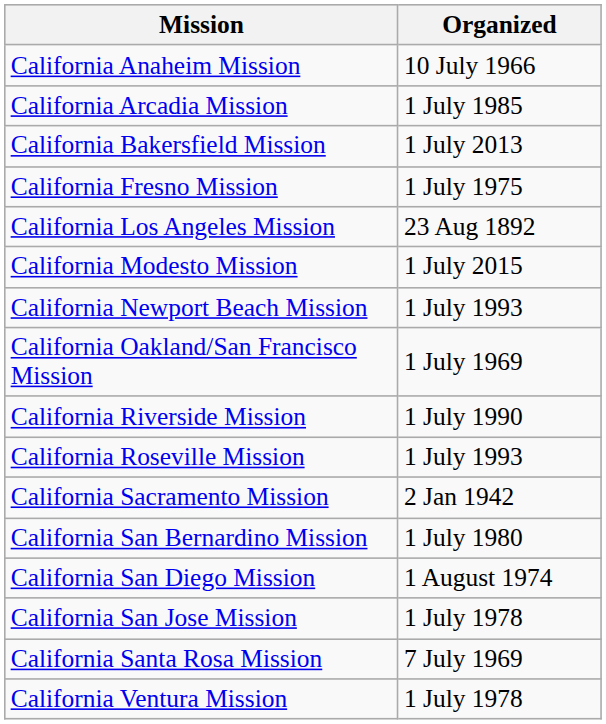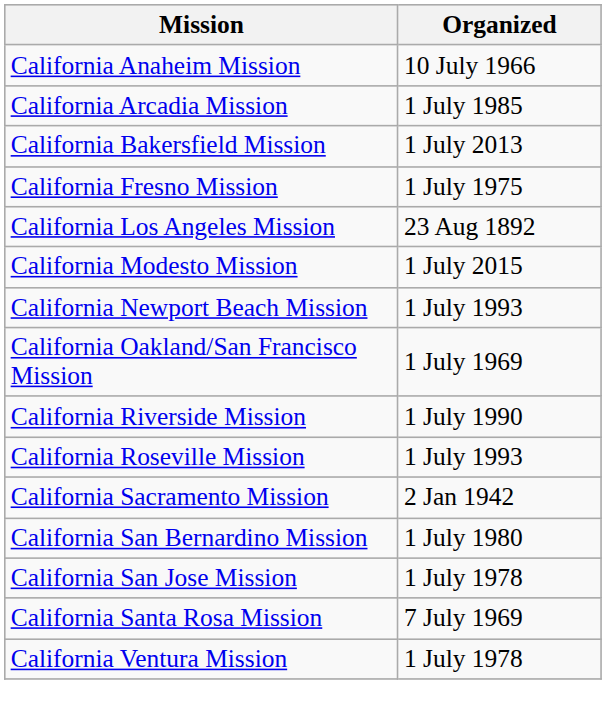- row: (163, 577)
